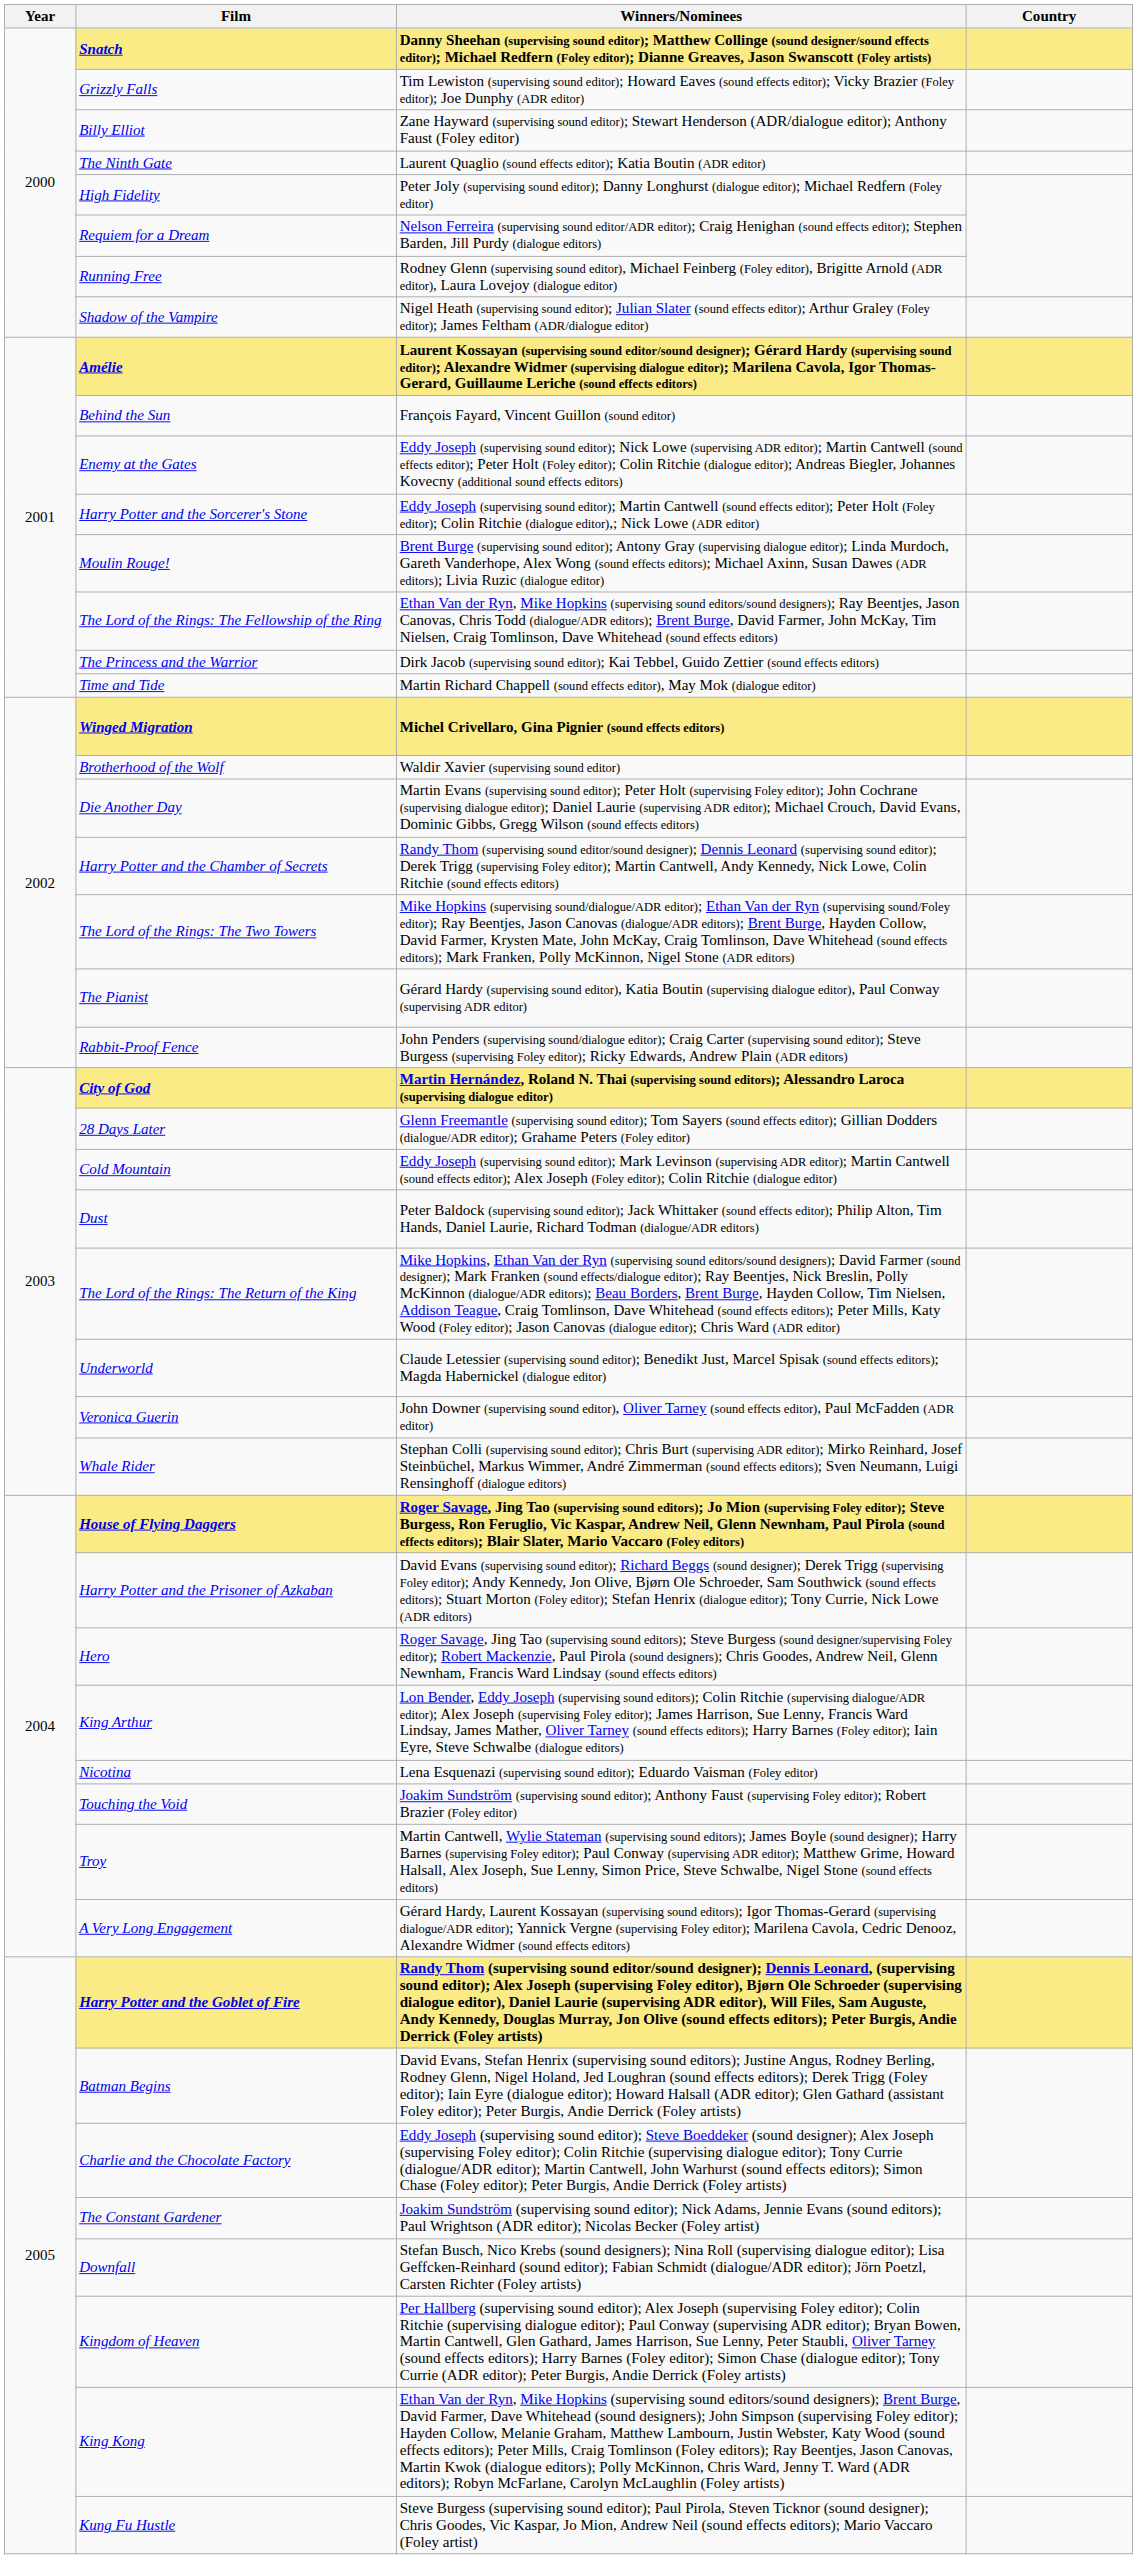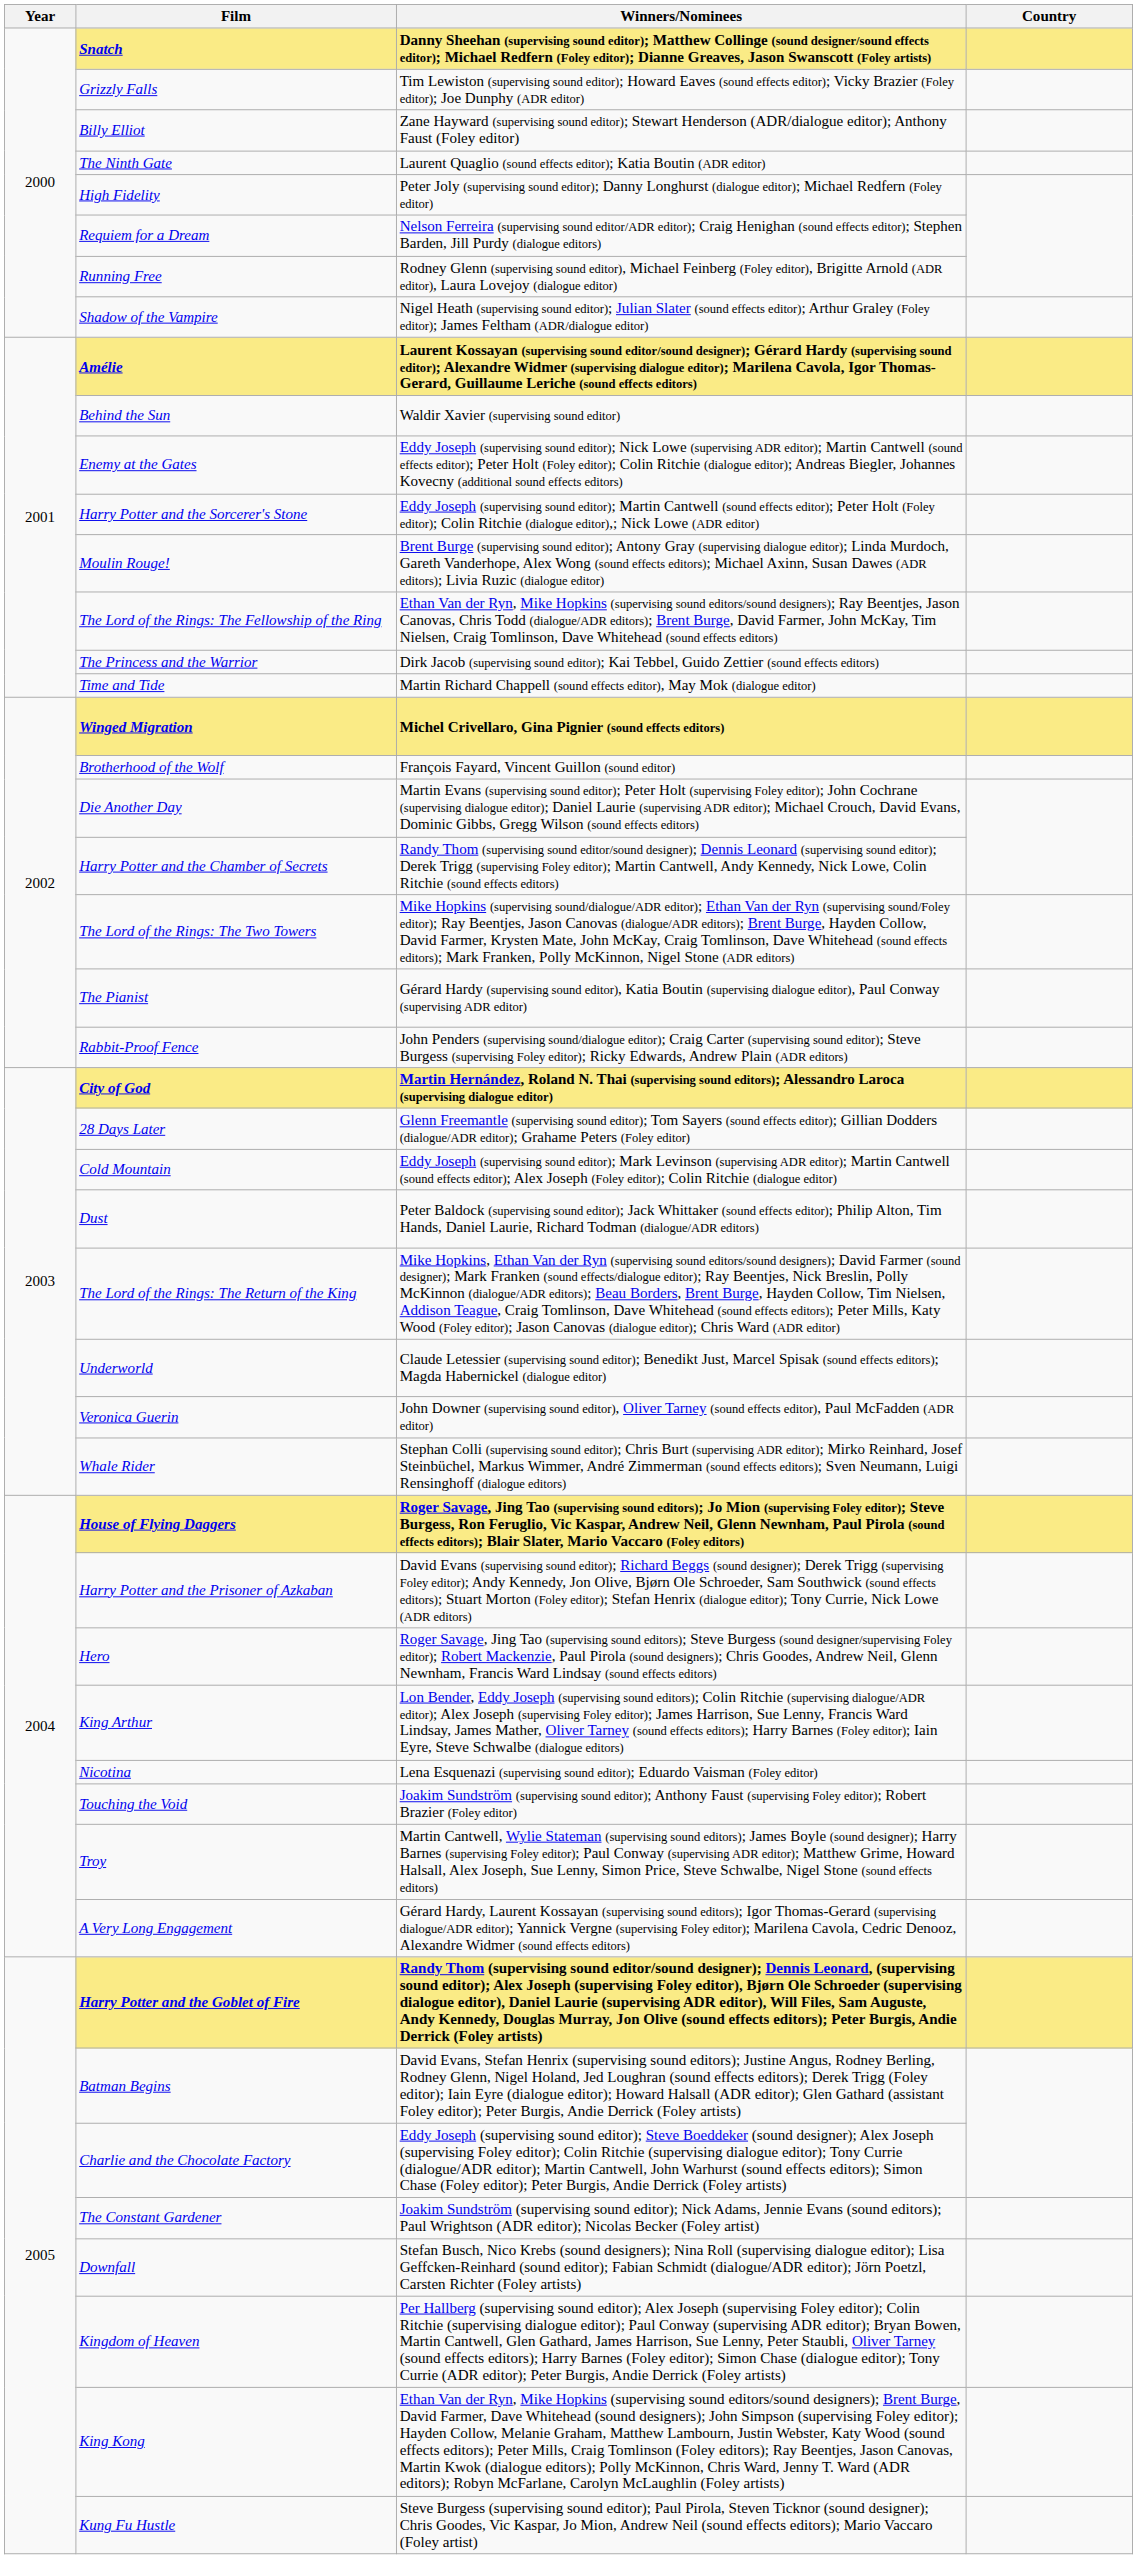(537, 415) François Fayard, Vincent Guillon (sound editor) -> (510, 415) Waldir Xavier (supervising sound editor)
(510, 767) Waldir Xavier (supervising sound editor) -> (537, 767) François Fayard, Vincent Guillon (sound editor)
